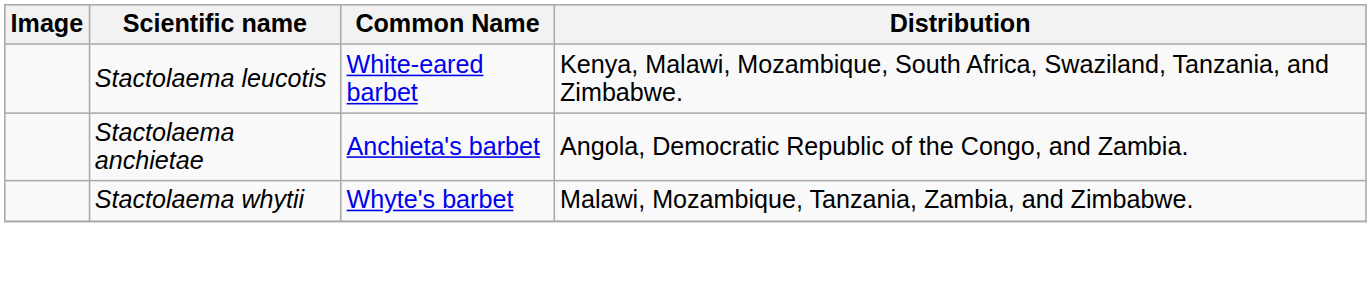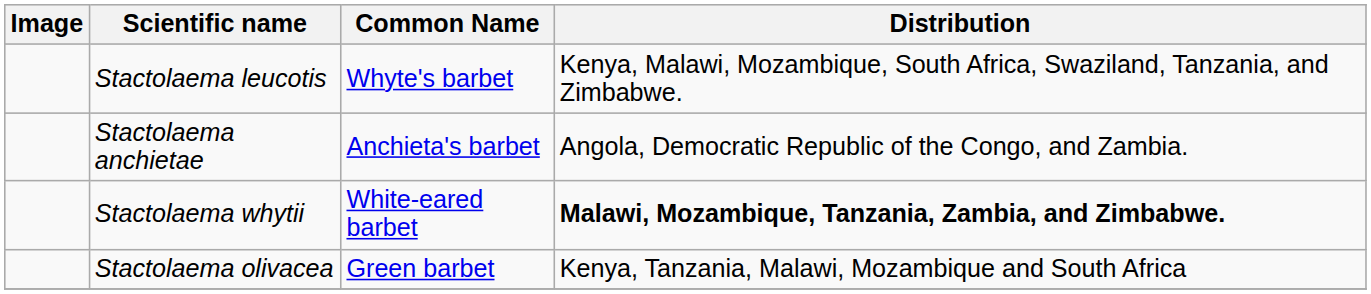(415, 78) White-eared barbet -> (430, 78) Whyte's barbet
(430, 200) Whyte's barbet -> (415, 214) White-eared barbet
(877, 200) normal -> (892, 214) bold
+ row: (214, 268)
